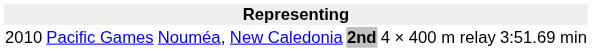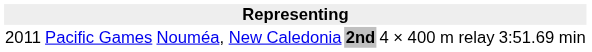(24, 37) 2010 -> (23, 37) 2011
